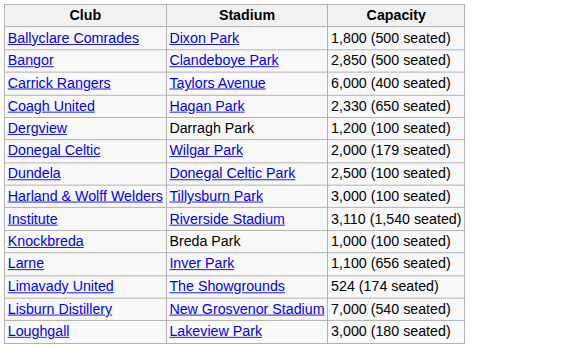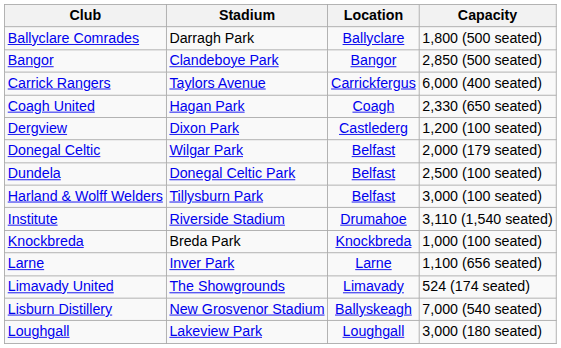+ column: (373, 15)
(204, 38) Dixon Park -> (212, 38) Darragh Park
(212, 128) Darragh Park -> (204, 128) Dixon Park
